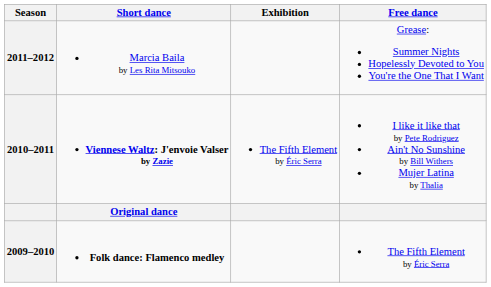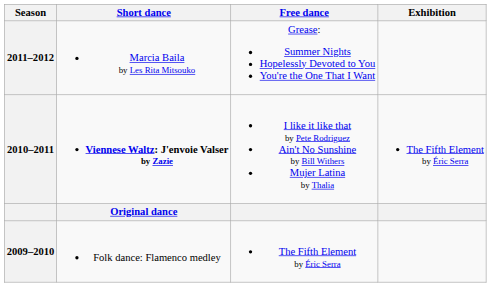columns swapped: (413, 12) <-> (285, 12)
(144, 257) bold -> (144, 257) normal
